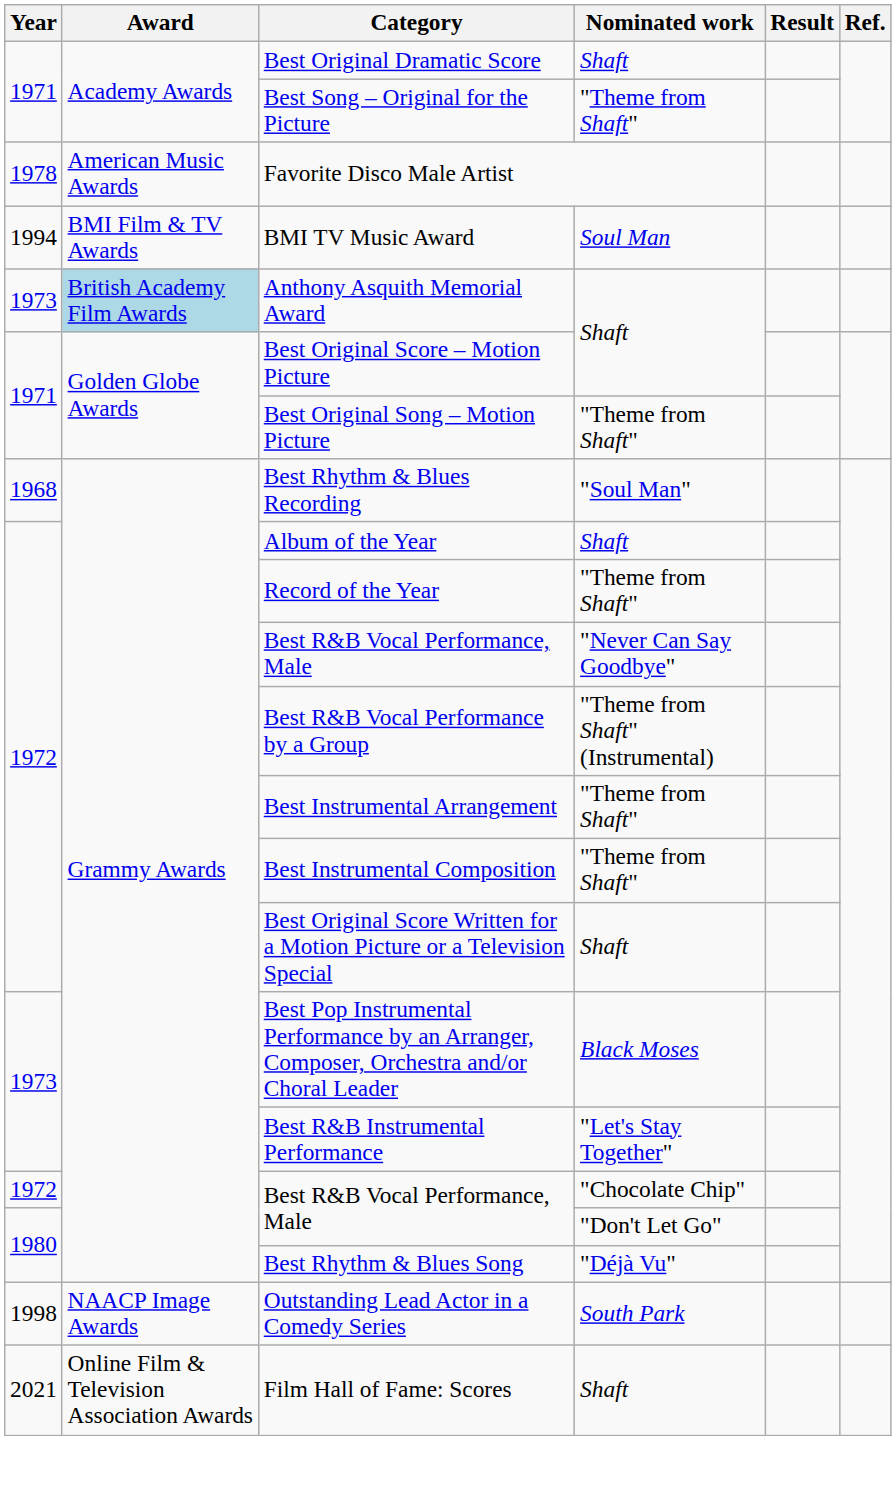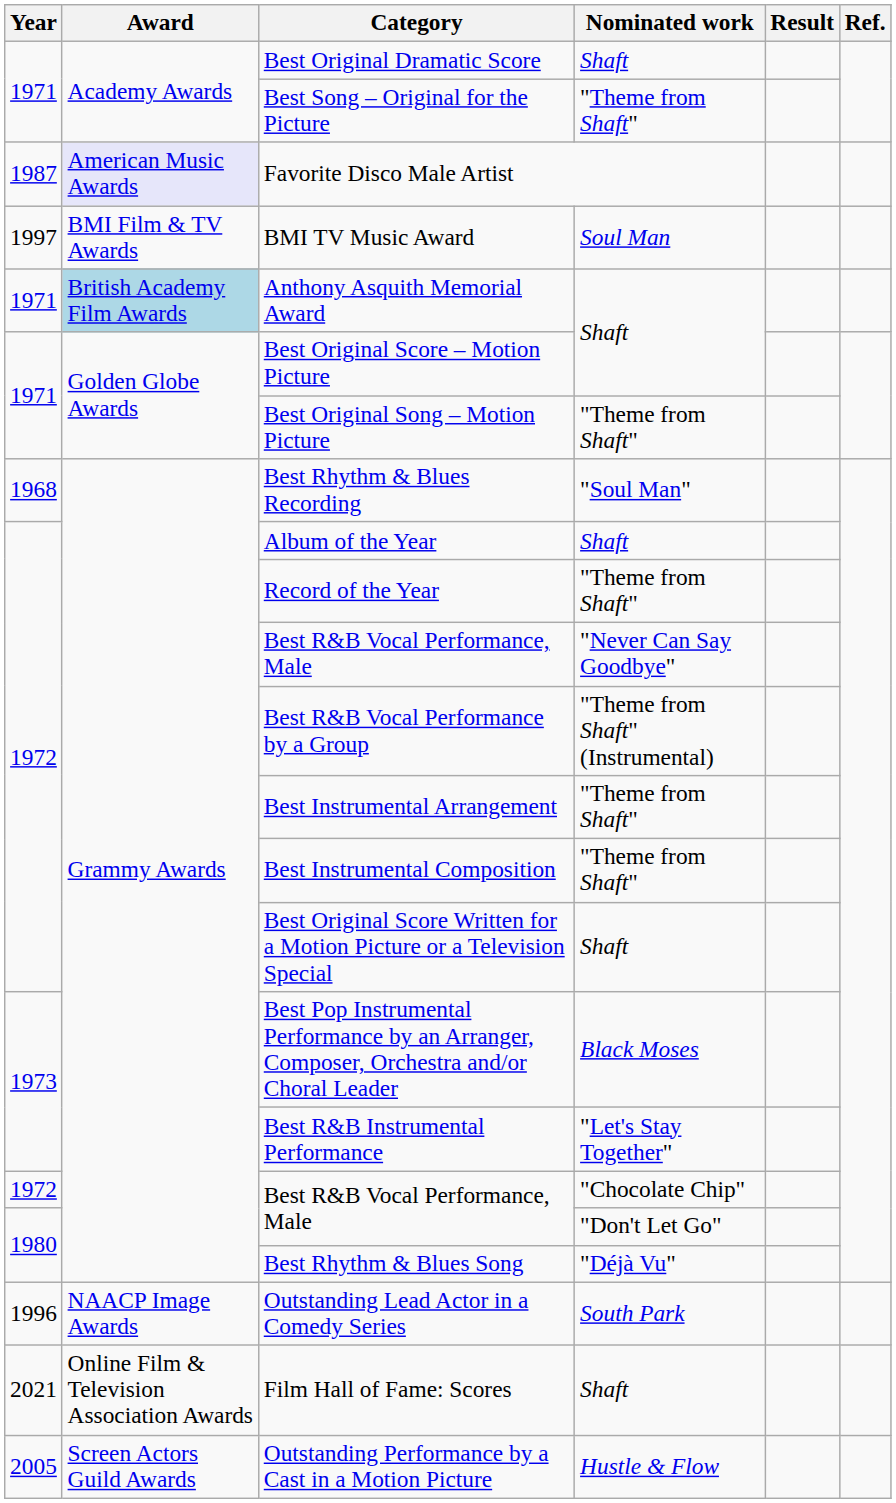(33, 173) 1978 -> (33, 173) 1987
(146, 173) no background -> (146, 173) lavender background
(33, 236) 1994 -> (33, 236) 1997
(33, 300) 1973 -> (33, 300) 1971
(33, 1313) 1998 -> (33, 1313) 1996
+ row: (406, 1466)
